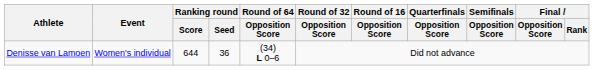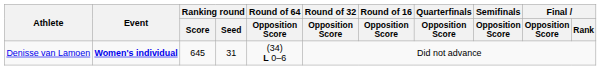(133, 53) normal -> (136, 53) bold
(191, 53) 644 -> (198, 53) 645
(224, 53) 36 -> (231, 53) 31
